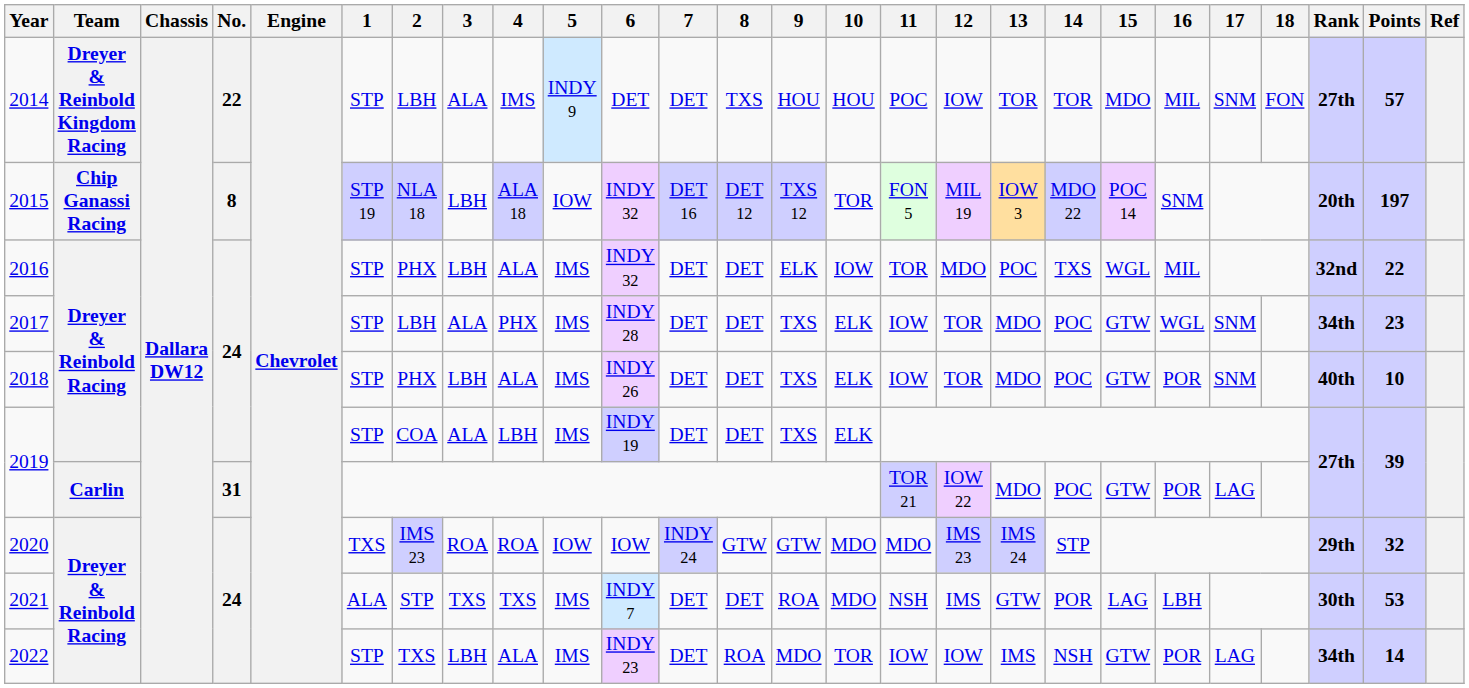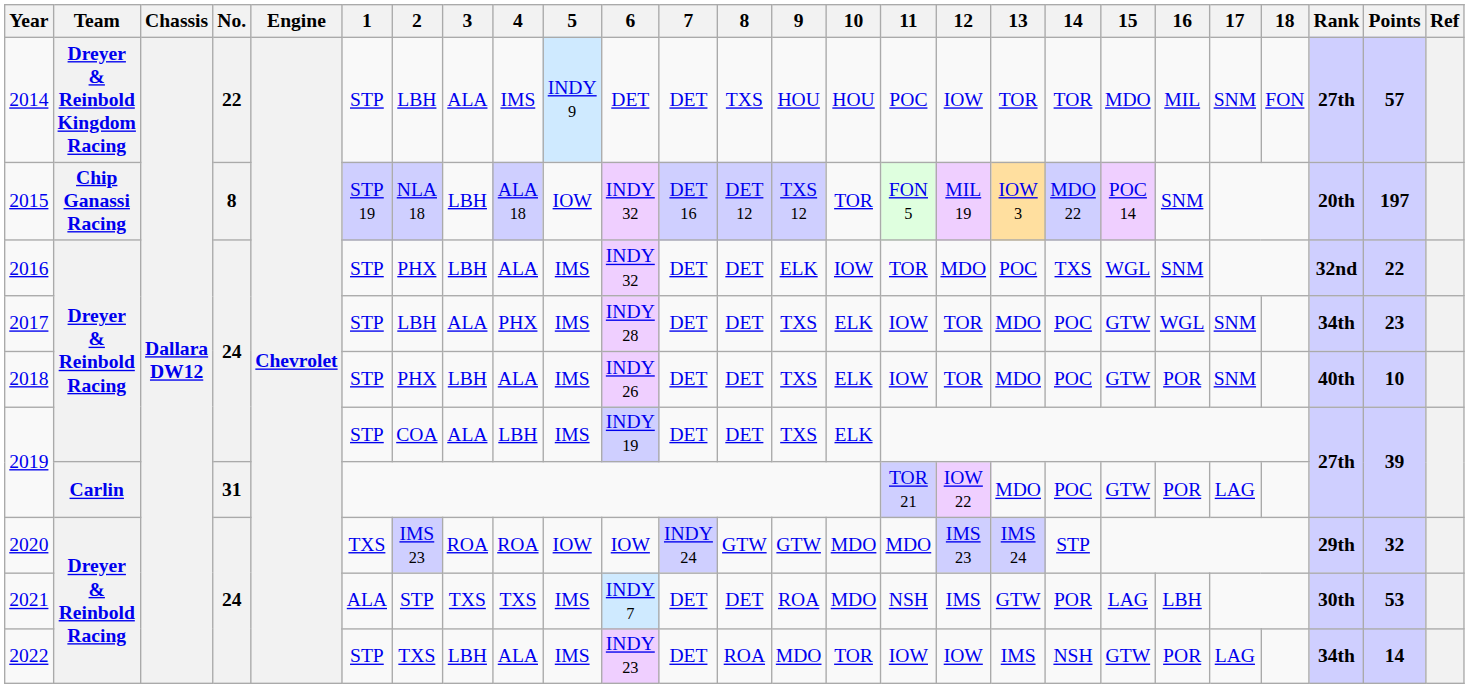(1182, 268) MIL -> (1182, 268) SNM
